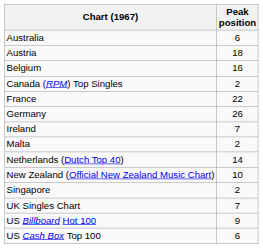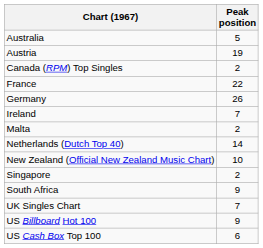(238, 38) 6 -> (238, 38) 5
(237, 53) 18 -> (237, 53) 19
- row: (24, 68)
+ row: (32, 190)
